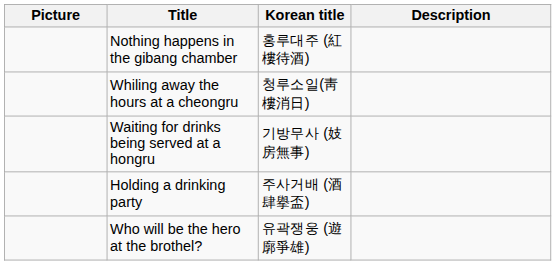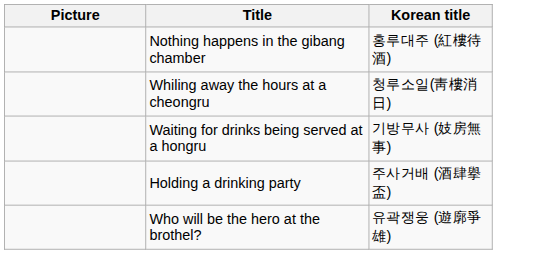- column: (451, 15)
